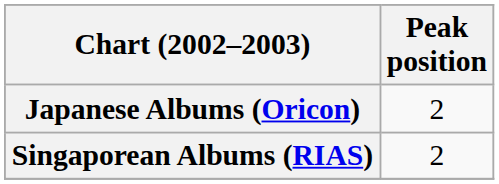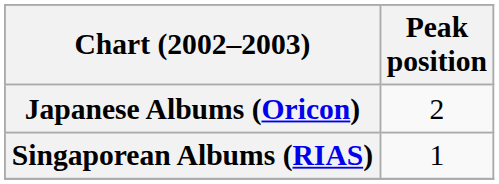(437, 155) 2 -> (437, 155) 1
